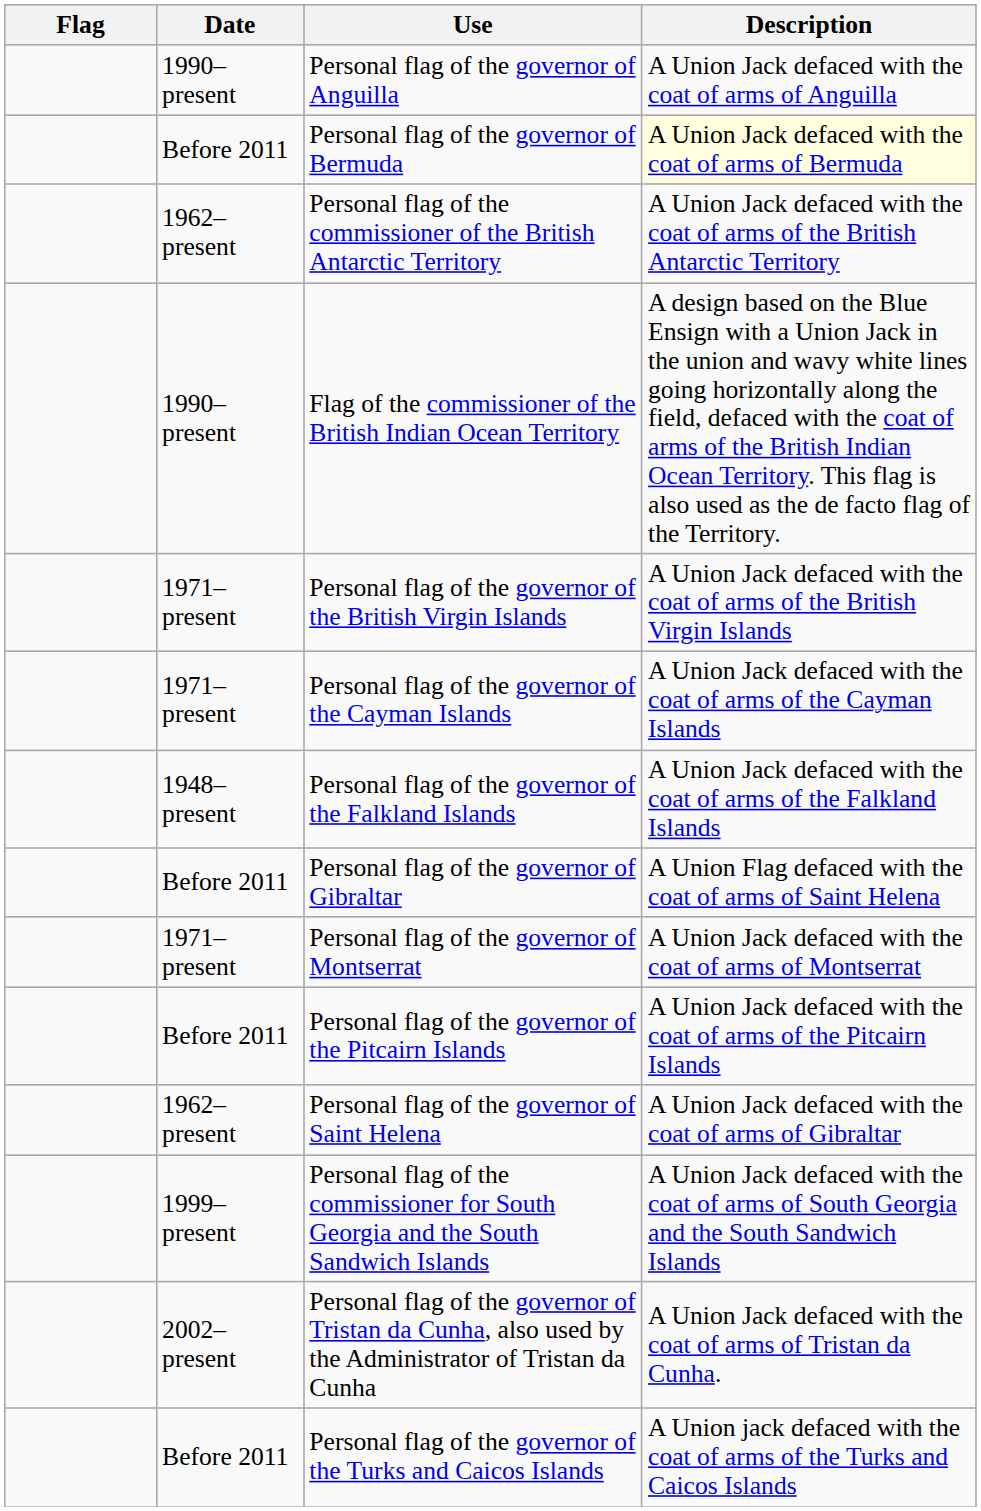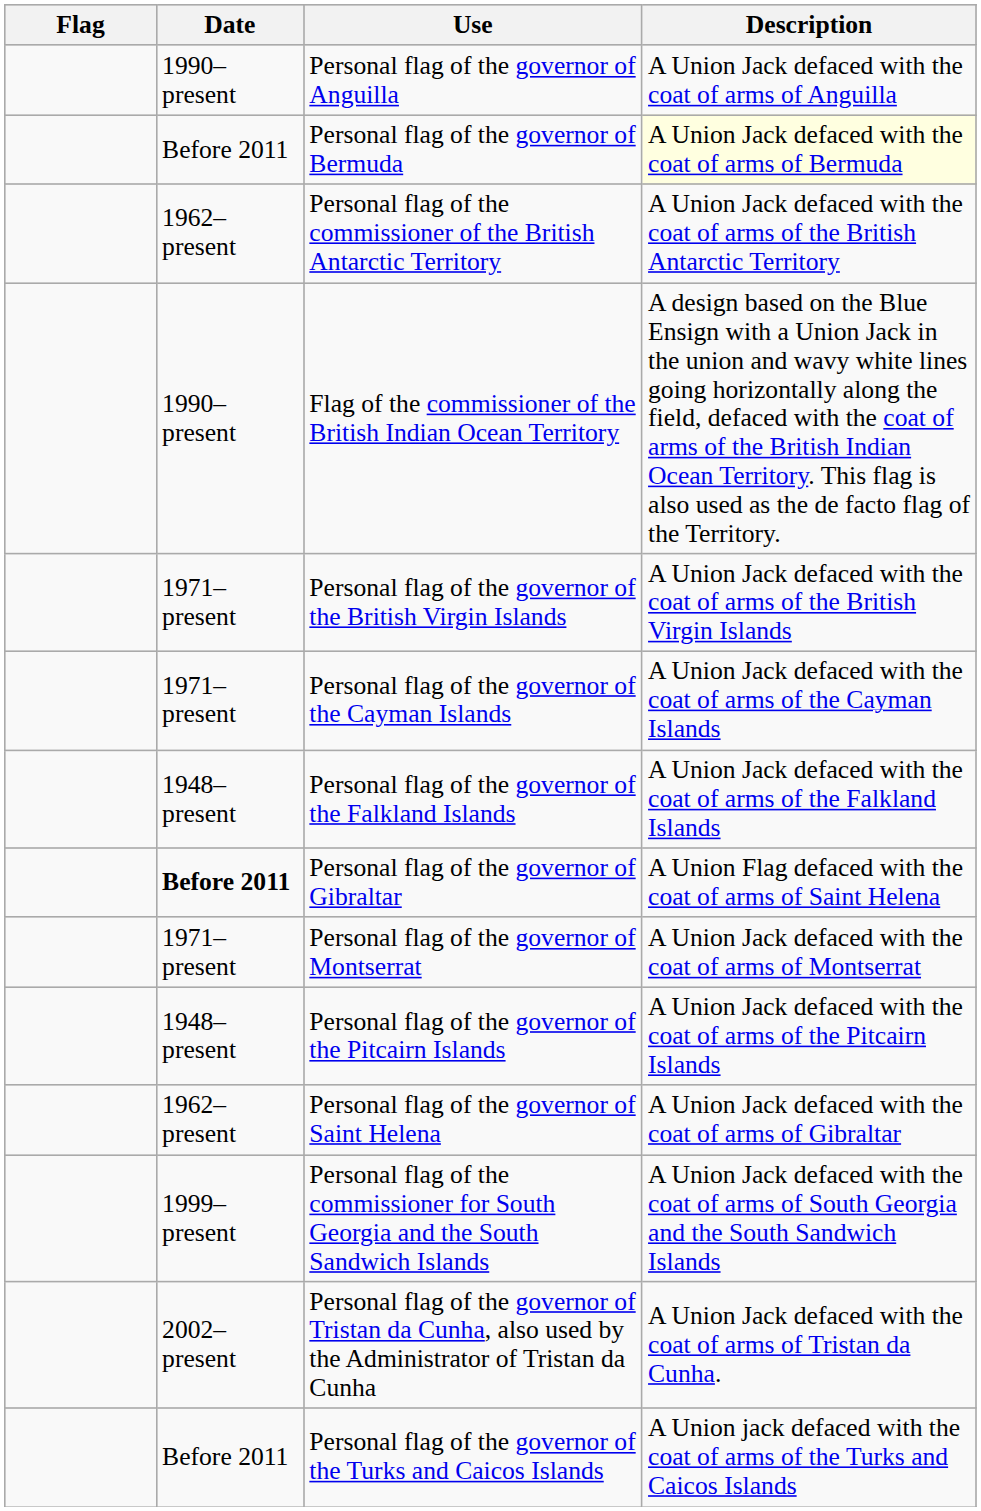(225, 882) normal -> (226, 882) bold
(225, 1035) Before 2011 -> (199, 1035) 1948–present
